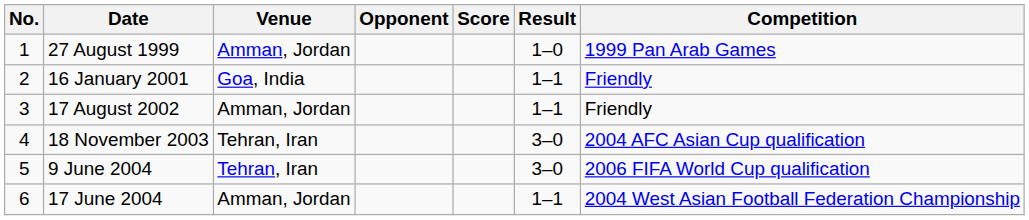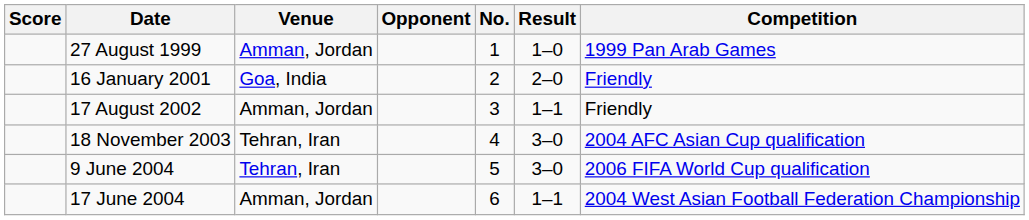columns swapped: (24, 19) <-> (483, 19)
(547, 79) 1–1 -> (547, 79) 2–0
